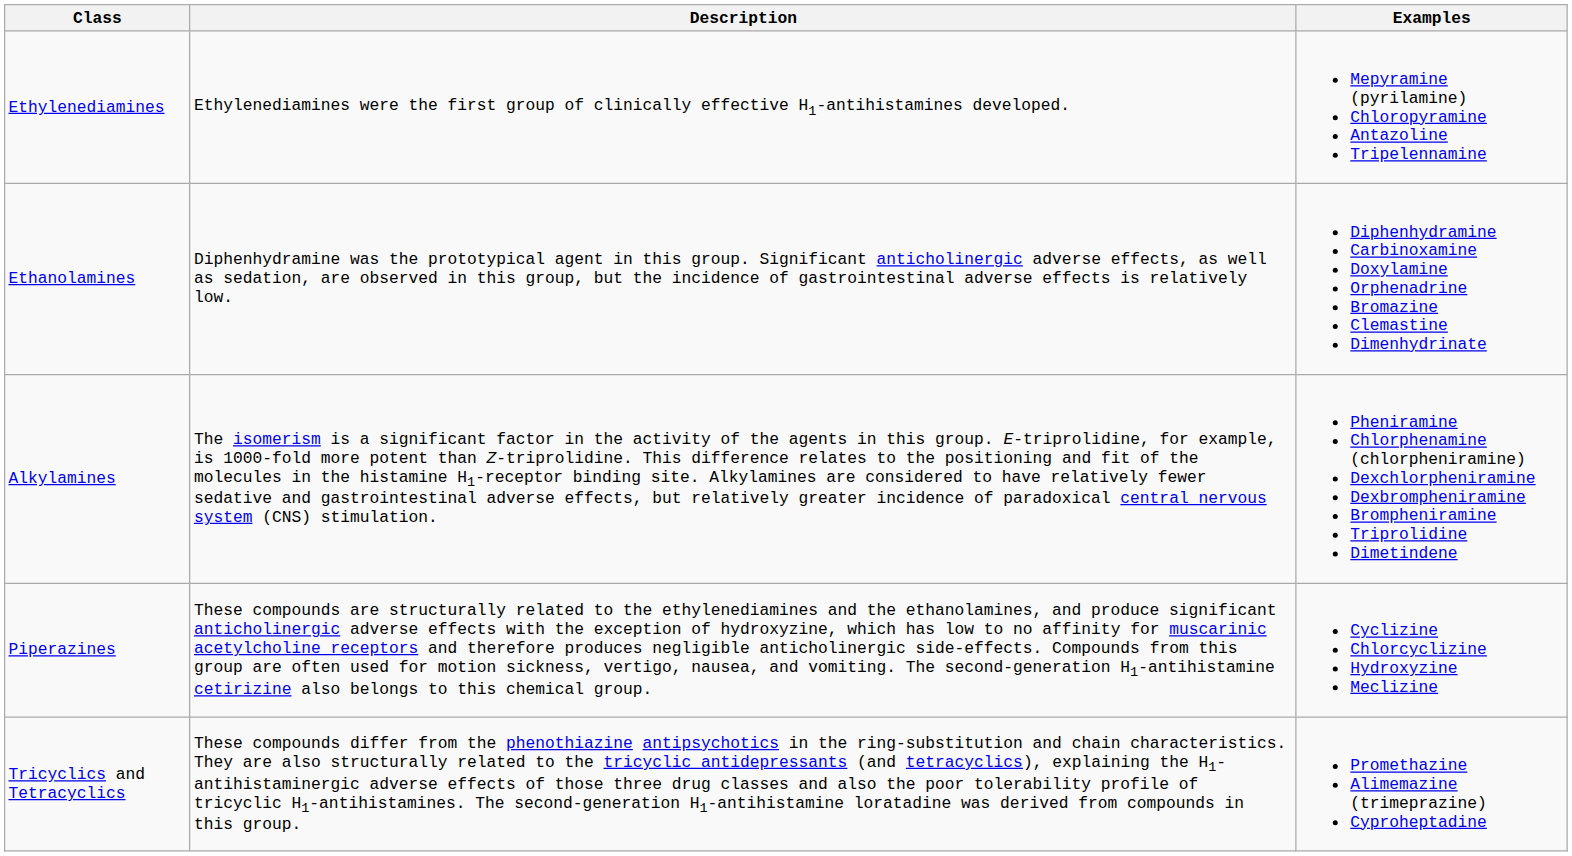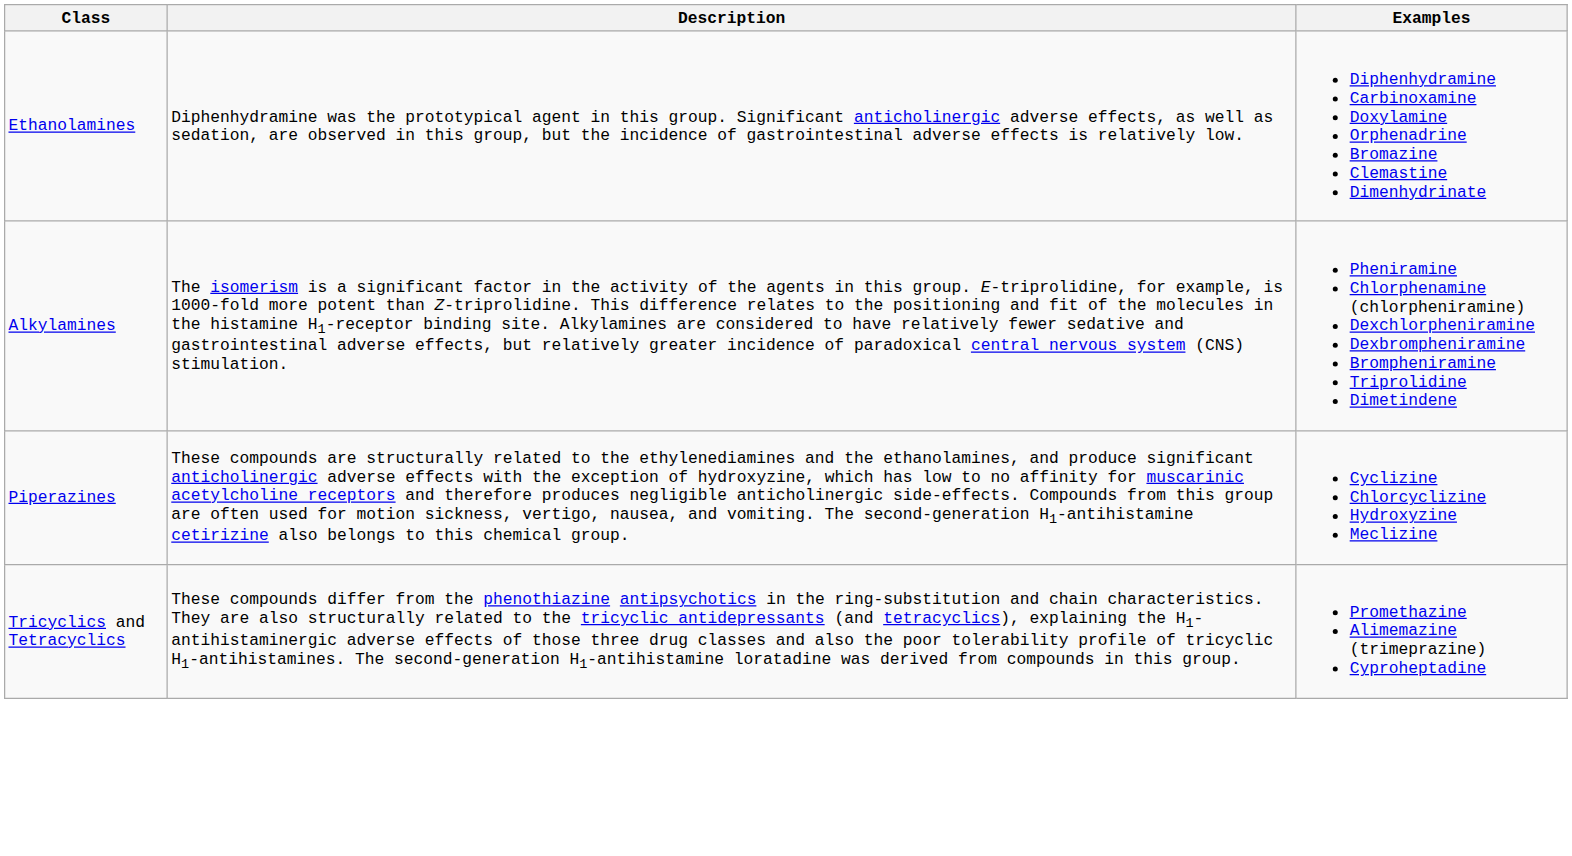- row: (87, 107)
